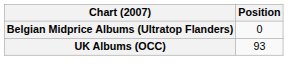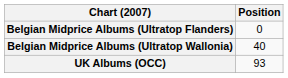+ row: (120, 47)
